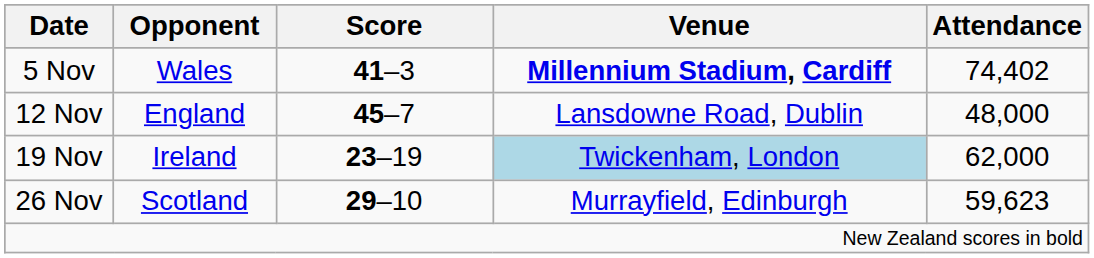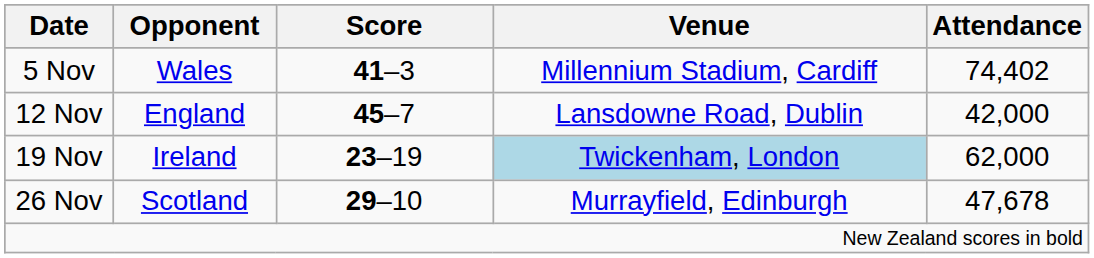(709, 69) bold -> (709, 69) normal
(1007, 113) 48,000 -> (1007, 113) 42,000
(1007, 200) 59,623 -> (1007, 200) 47,678
